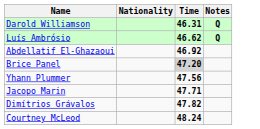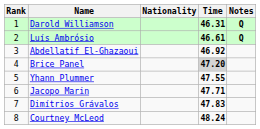+ column: (16, 11)
(189, 38) 46.62 -> (213, 38) 46.61
(189, 78) 47.56 -> (213, 78) 47.55
(189, 104) 47.82 -> (213, 104) 47.83
